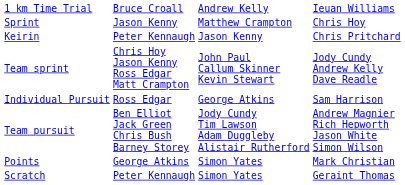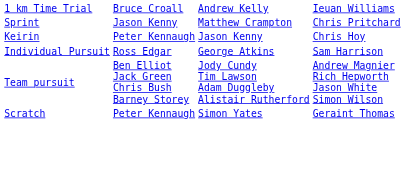(339, 23) Chris Hoy -> (357, 23) Chris Pritchard
(357, 37) Chris Pritchard -> (339, 37) Chris Hoy
- row: (37, 68)
- row: (22, 161)
